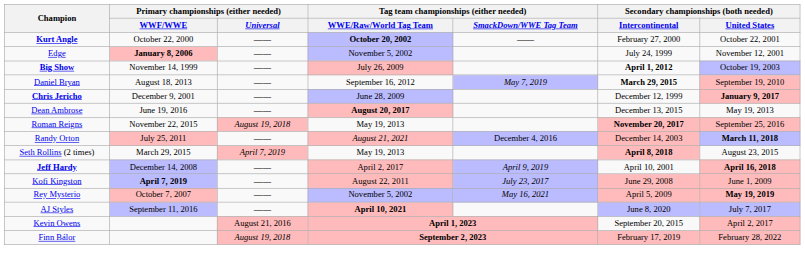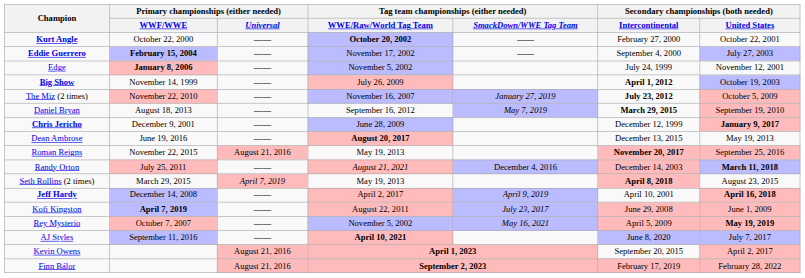+ row: (57, 53)
+ row: (57, 95)
(262, 124) August 19, 2018 -> (262, 152) August 21, 2016
(262, 237) August 19, 2018 -> (262, 265) August 21, 2016
